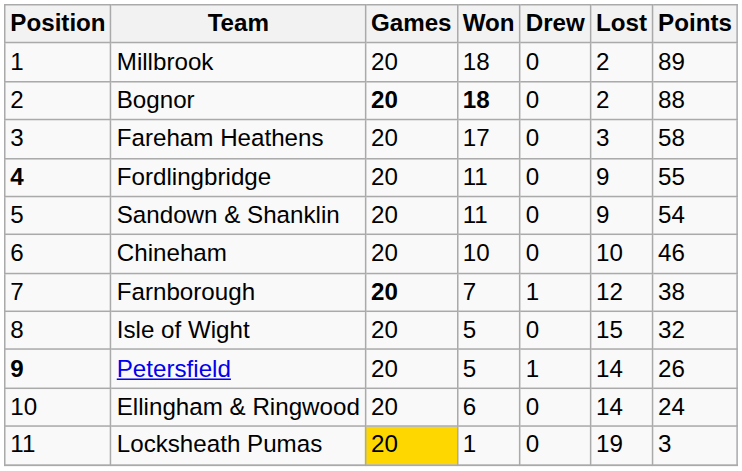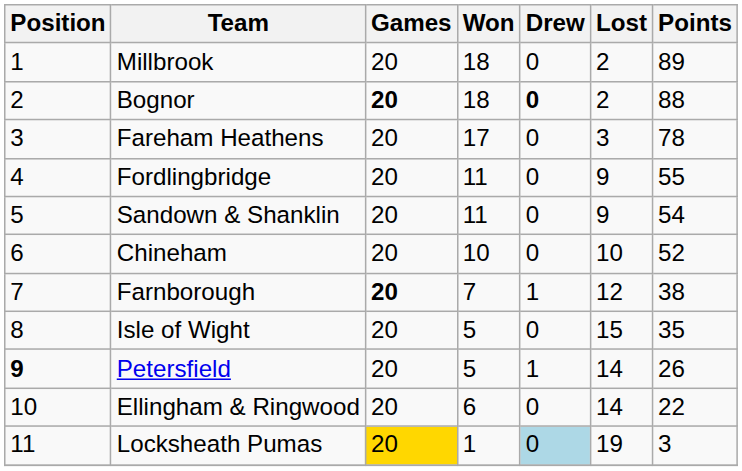(476, 100) bold -> (476, 100) normal
(532, 100) normal -> (532, 100) bold
(672, 138) 58 -> (672, 138) 78
(17, 176) bold -> (17, 176) normal
(672, 253) 46 -> (672, 253) 52
(672, 330) 32 -> (672, 330) 35
(672, 406) 24 -> (672, 406) 22
(532, 445) no background -> (532, 445) lightblue background
